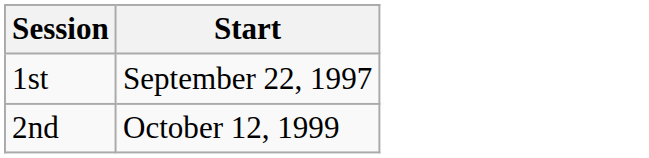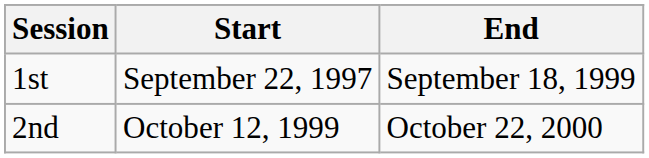+ column: (511, 29)
